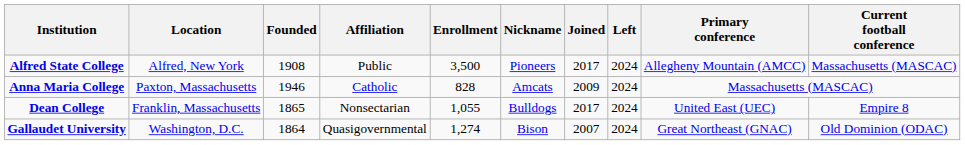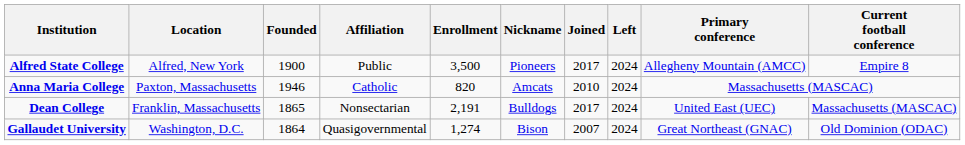(292, 65) 1908 -> (292, 65) 1900
(884, 65) Massachusetts (MASCAC) -> (884, 65) Empire 8
(465, 87) 828 -> (465, 87) 820
(586, 87) 2009 -> (586, 87) 2010
(465, 108) 1,055 -> (465, 108) 2,191
(884, 108) Empire 8 -> (884, 108) Massachusetts (MASCAC)
